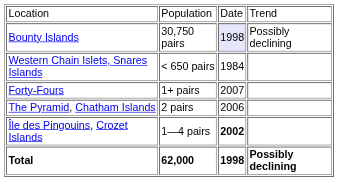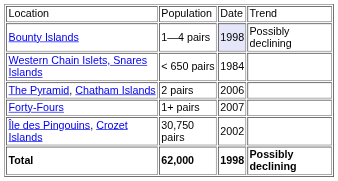(178, 37) 30,750 pairs -> (186, 37) 1—4 pairs
rows swapped: (82, 108) <-> (36, 90)
(186, 131) 1—4 pairs -> (178, 131) 30,750 pairs
(232, 131) bold -> (232, 131) normal
